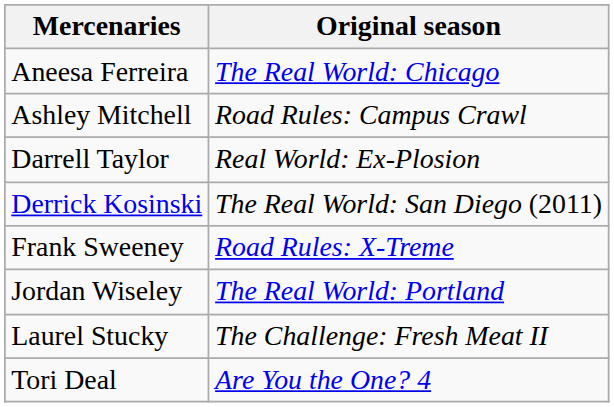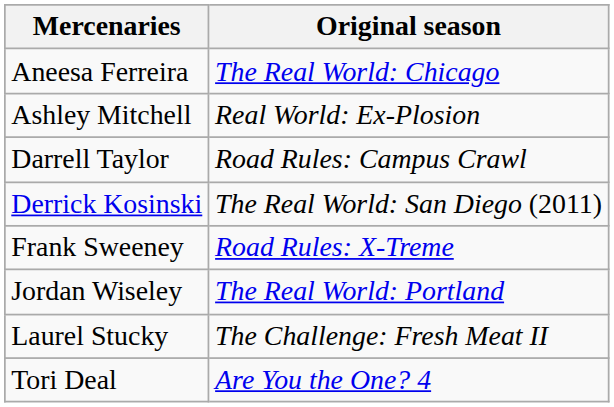(371, 114) Road Rules: Campus Crawl -> (348, 114) Real World: Ex-Plosion
(348, 159) Real World: Ex-Plosion -> (371, 159) Road Rules: Campus Crawl
